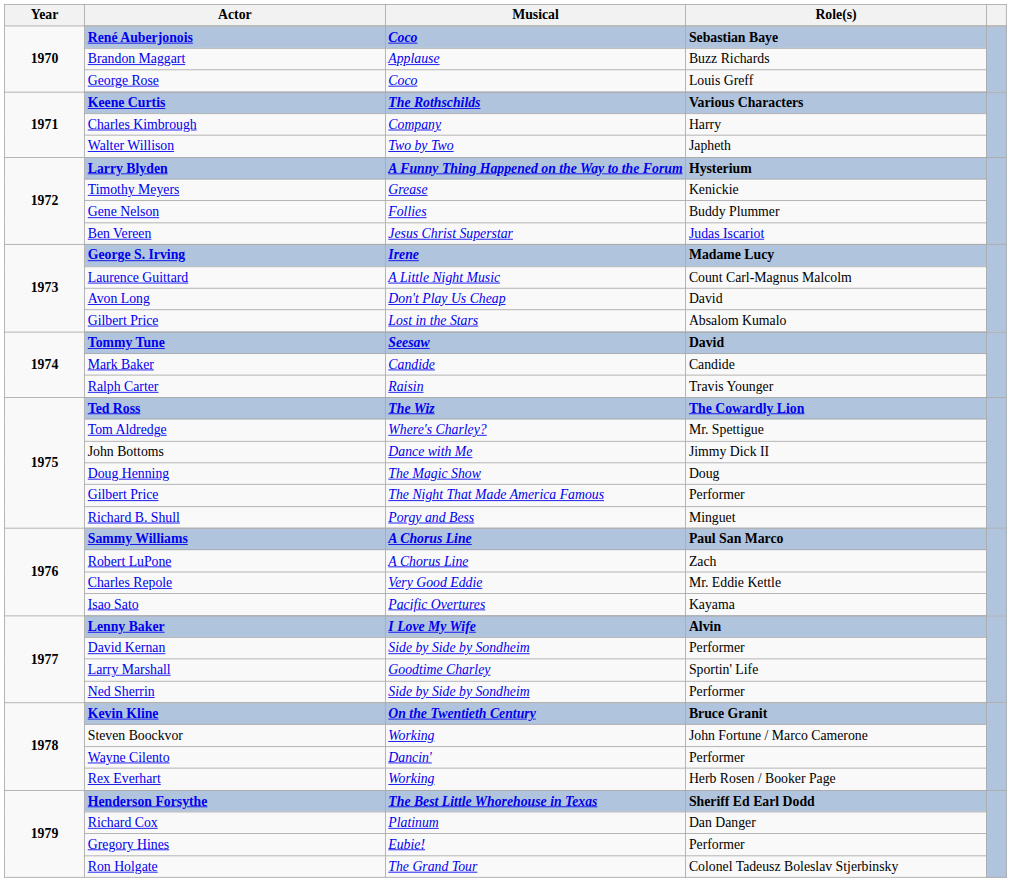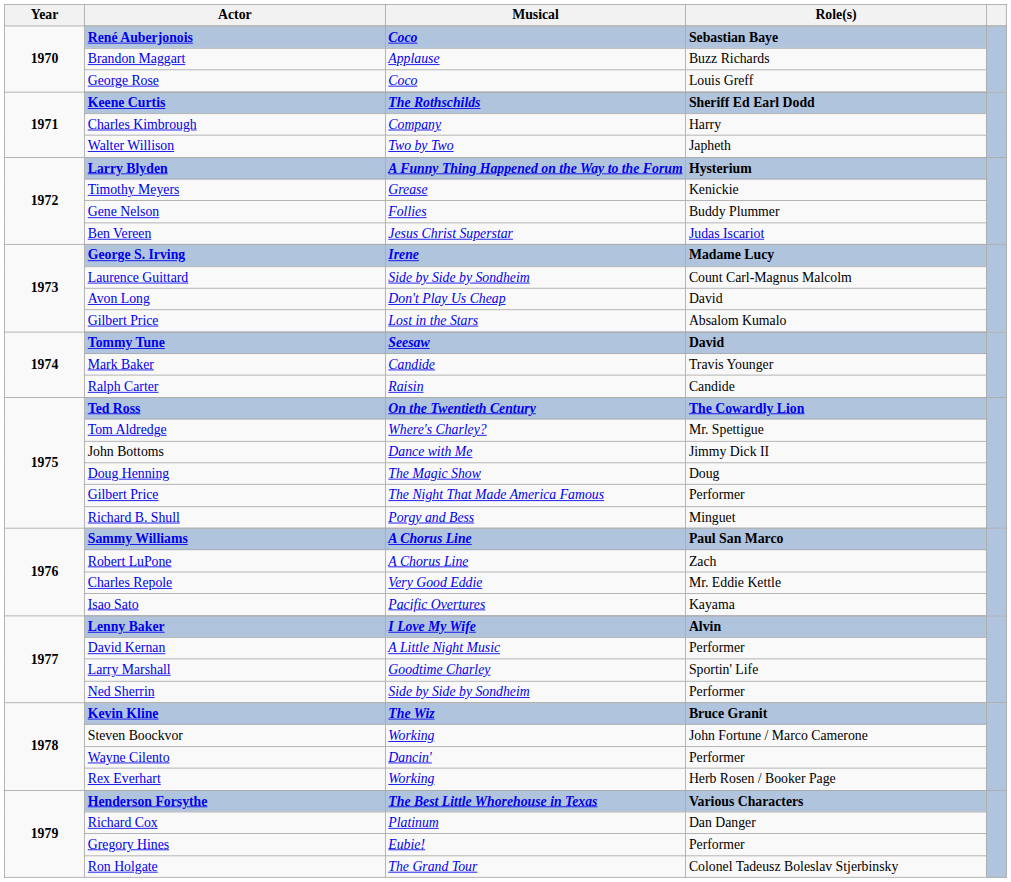(746, 102) Various Characters -> (752, 102) Sheriff Ed Earl Dodd
(444, 277) A Little Night Music -> (459, 277) Side by Side by Sondheim
(712, 364) Candide -> (731, 364) Travis Younger
(731, 386) Travis Younger -> (712, 386) Candide
(411, 408) The Wiz -> (462, 408) On the Twentieth Century
(459, 648) Side by Side by Sondheim -> (444, 648) A Little Night Music
(462, 713) On the Twentieth Century -> (411, 713) The Wiz
(752, 801) Sheriff Ed Earl Dodd -> (746, 801) Various Characters
